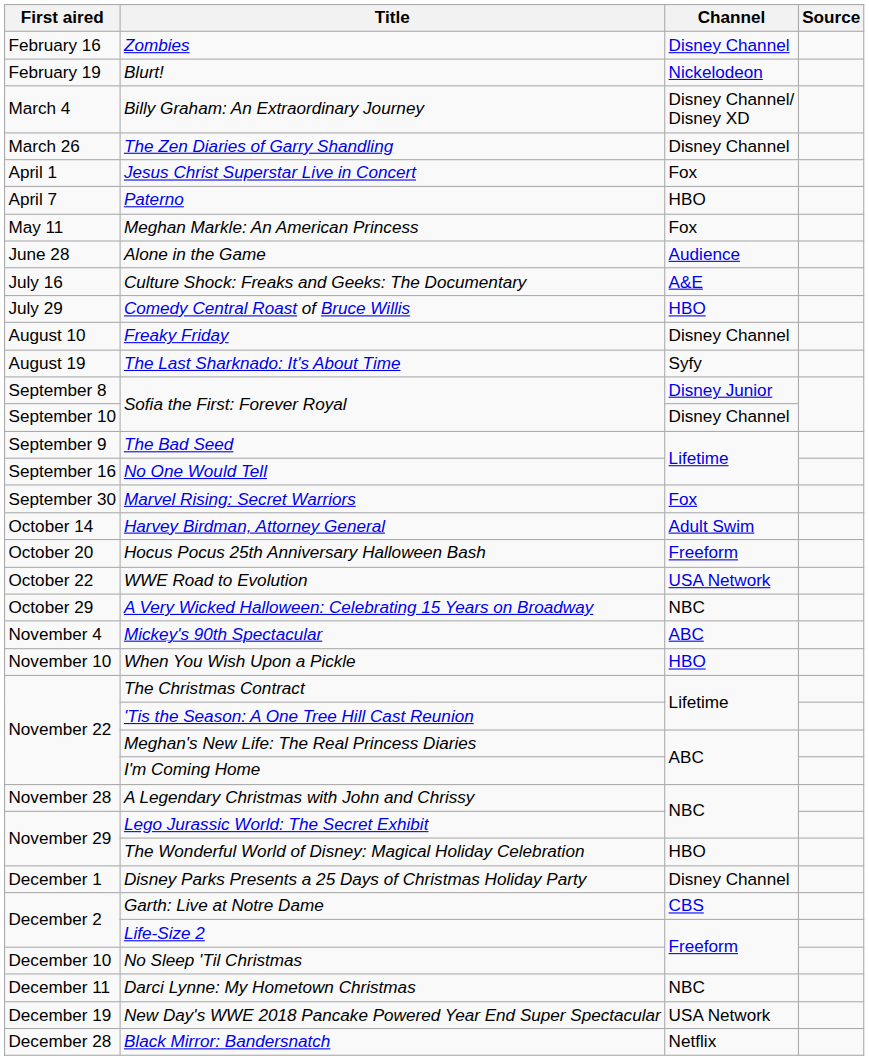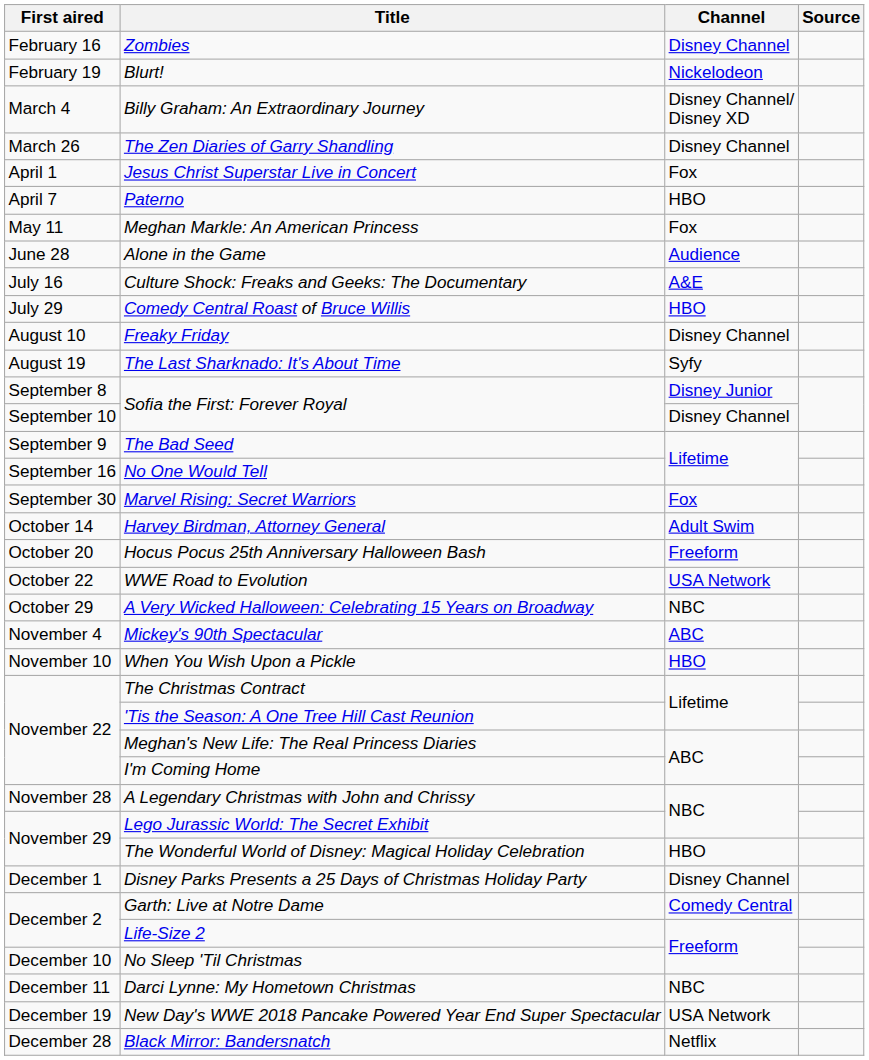(686, 906) CBS -> (730, 906) Comedy Central
